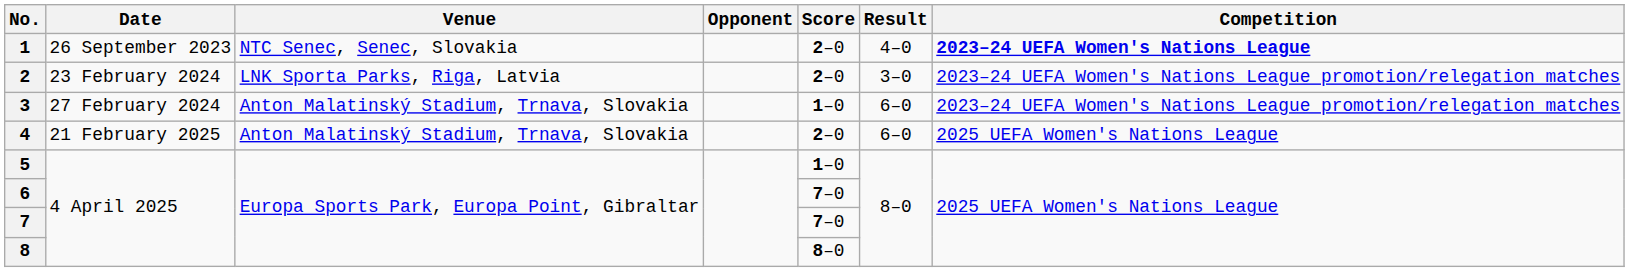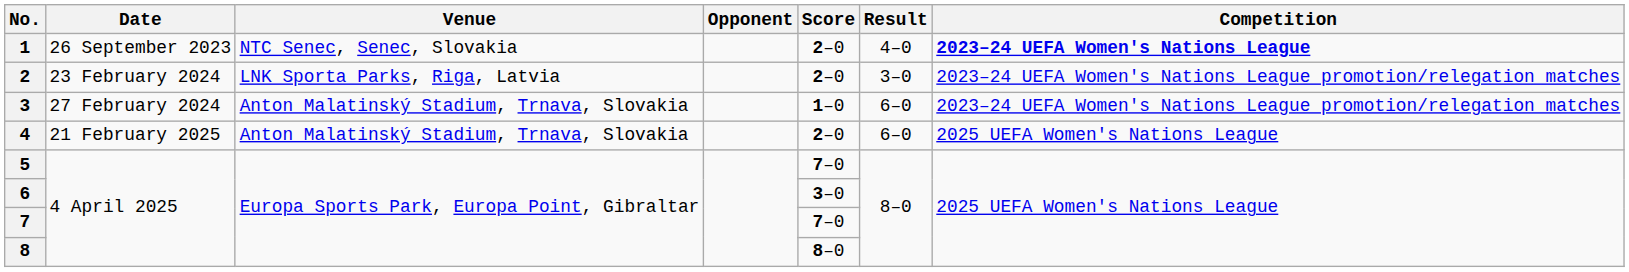(828, 164) 1–0 -> (828, 164) 7–0
(828, 193) 7–0 -> (828, 193) 3–0
